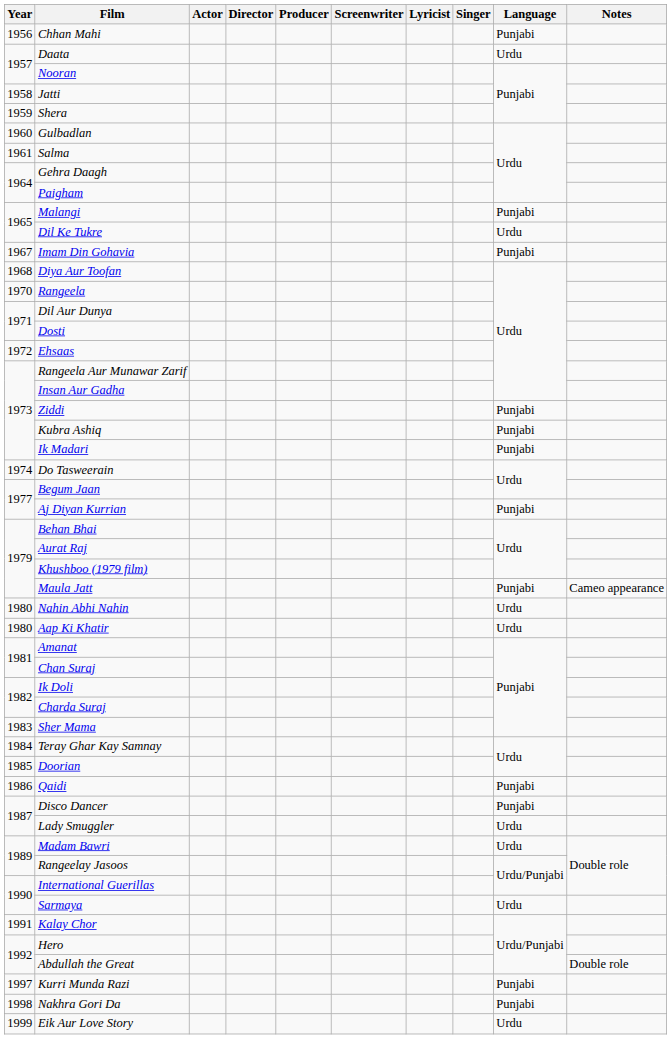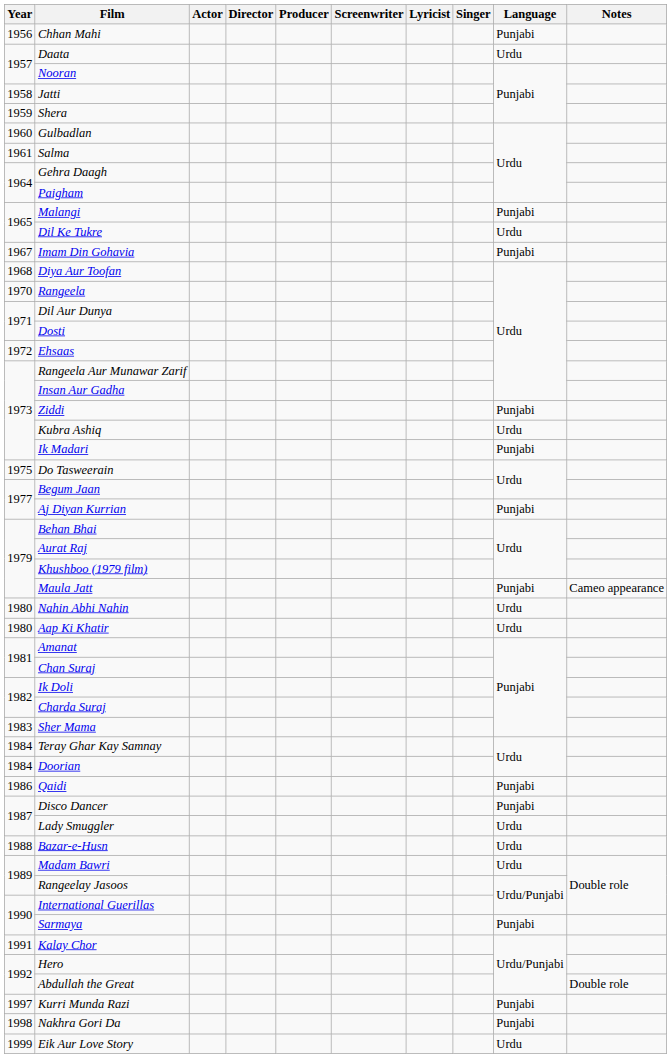(515, 430) Punjabi -> (509, 430) Urdu
(20, 469) 1974 -> (20, 469) 1975
(20, 766) 1985 -> (20, 766) 1984
+ row: (73, 845)
(509, 905) Urdu -> (515, 924) Punjabi
